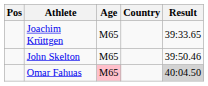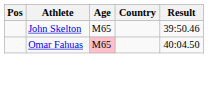- row: (45, 34)
(183, 72) lightgrey background -> (182, 45) no background
